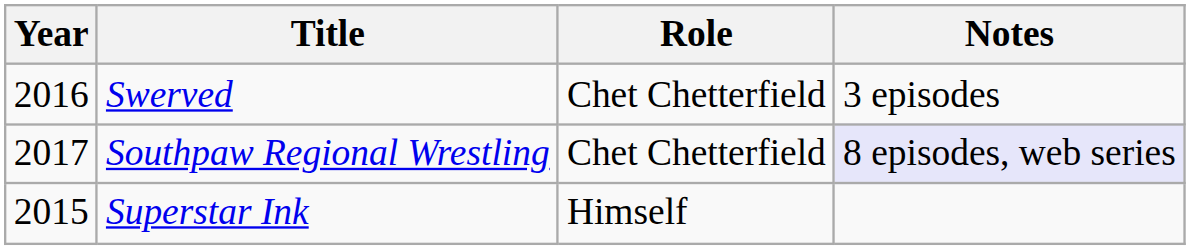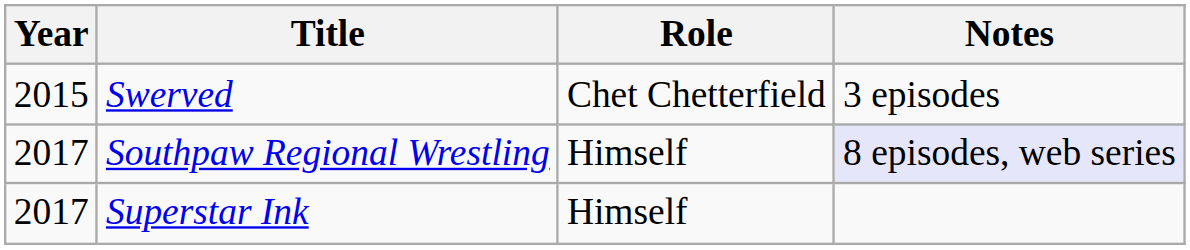(51, 93) 2016 -> (51, 93) 2015
(696, 152) Chet Chetterfield -> (627, 152) Himself
(51, 212) 2015 -> (51, 212) 2017
